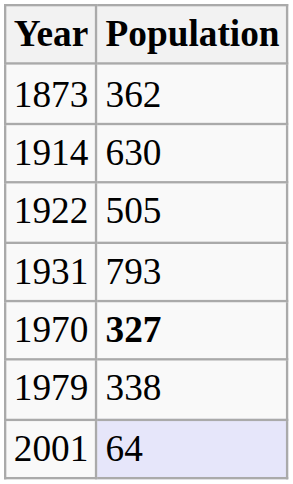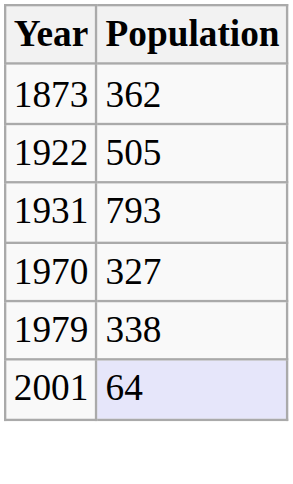- row: (51, 152)
(133, 329) bold -> (133, 270) normal
